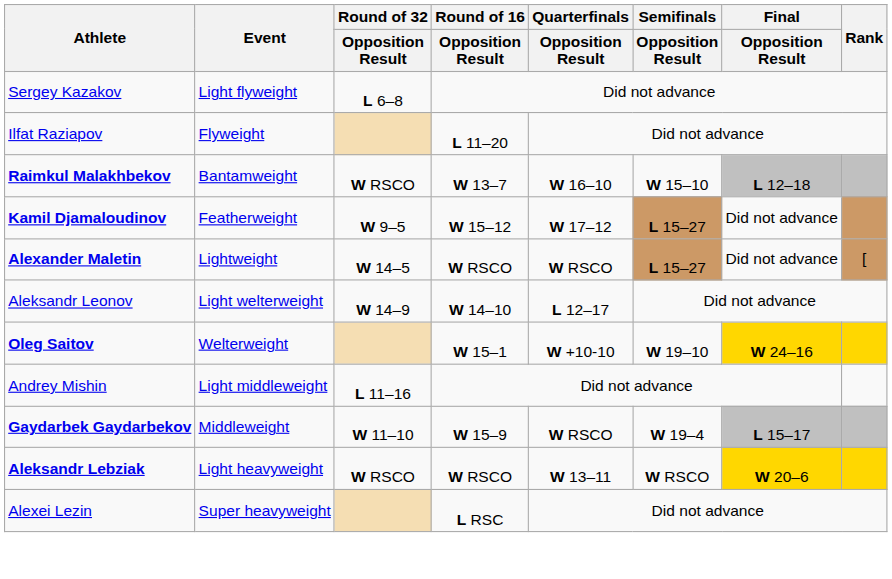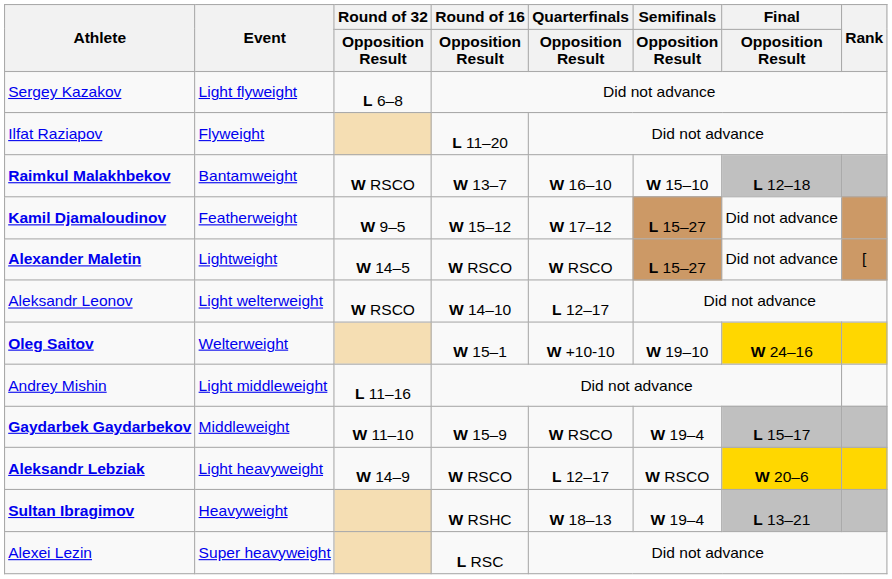(383, 310) W 14–9 -> (383, 310) W RSCO
(383, 478) W RSCO -> (383, 478) W 14–9
(581, 478) W 13–11 -> (581, 478) L 12–17
+ row: (71, 511)
